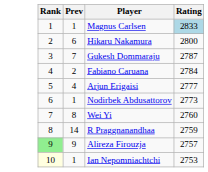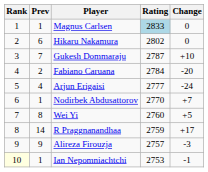+ column: (187, 11)
(189, 41) 2800 -> (155, 41) 2802
(189, 100) 2773 -> (155, 100) 2770
(50, 145) lightgreen background -> (17, 145) no background
